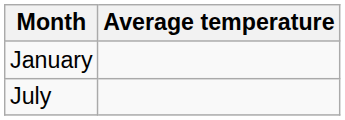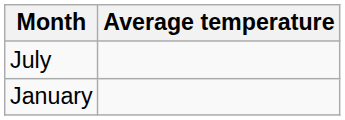rows swapped: (51, 59) <-> (31, 96)
